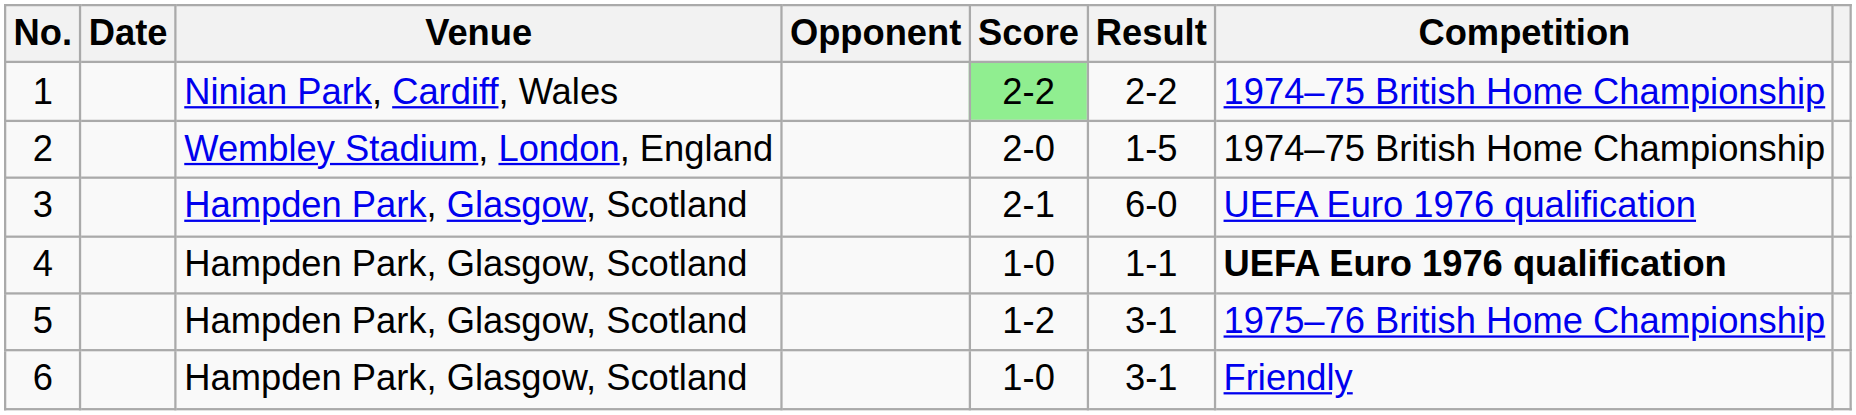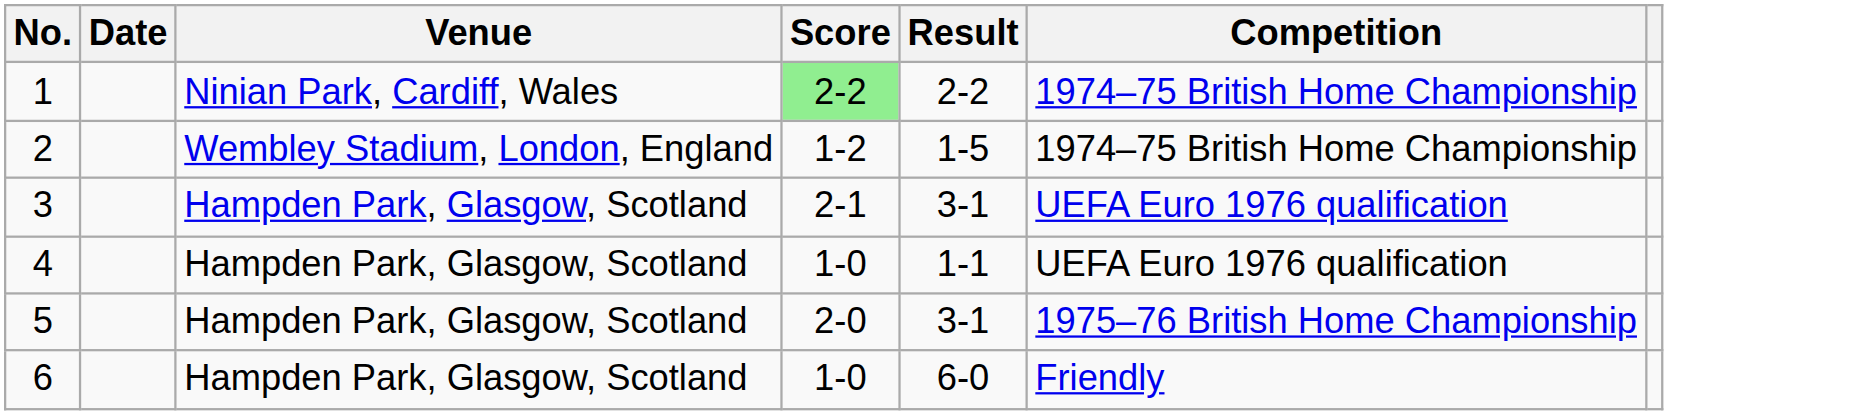- column: (876, 33)
(1029, 148) 2-0 -> (840, 148) 1-2
(1151, 206) 6-0 -> (963, 206) 3-1
(1475, 263) bold -> (1272, 263) normal
(1029, 321) 1-2 -> (840, 321) 2-0
(1151, 378) 3-1 -> (963, 378) 6-0
